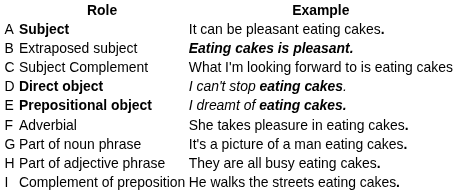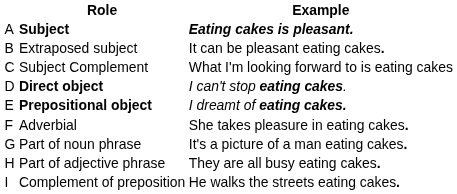(287, 29) It can be pleasant eating cakes. -> (271, 29) Eating cakes is pleasant.
(271, 48) Eating cakes is pleasant. -> (287, 48) It can be pleasant eating cakes.
